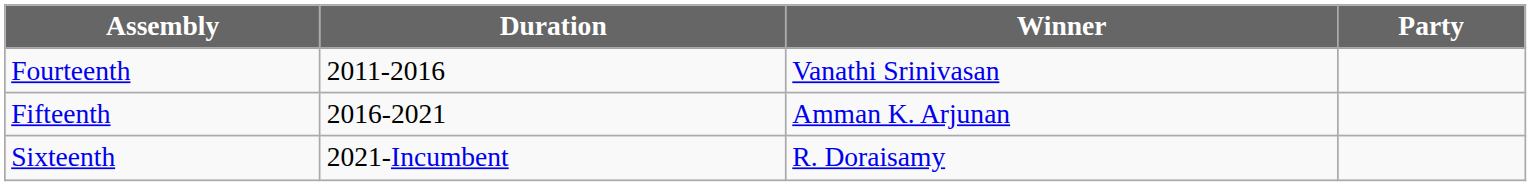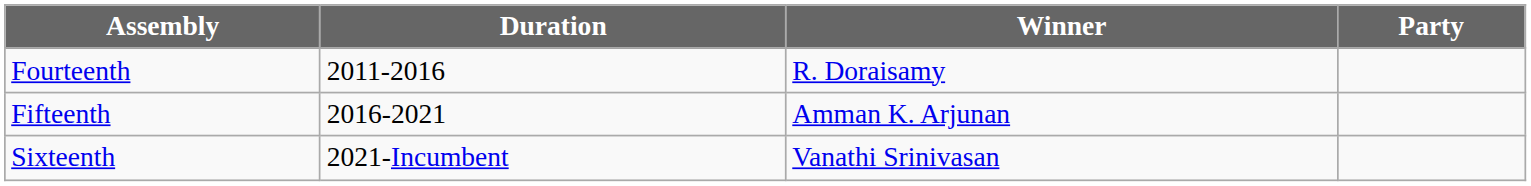(896, 69) Vanathi Srinivasan -> (869, 69) R. Doraisamy
(869, 157) R. Doraisamy -> (896, 157) Vanathi Srinivasan
